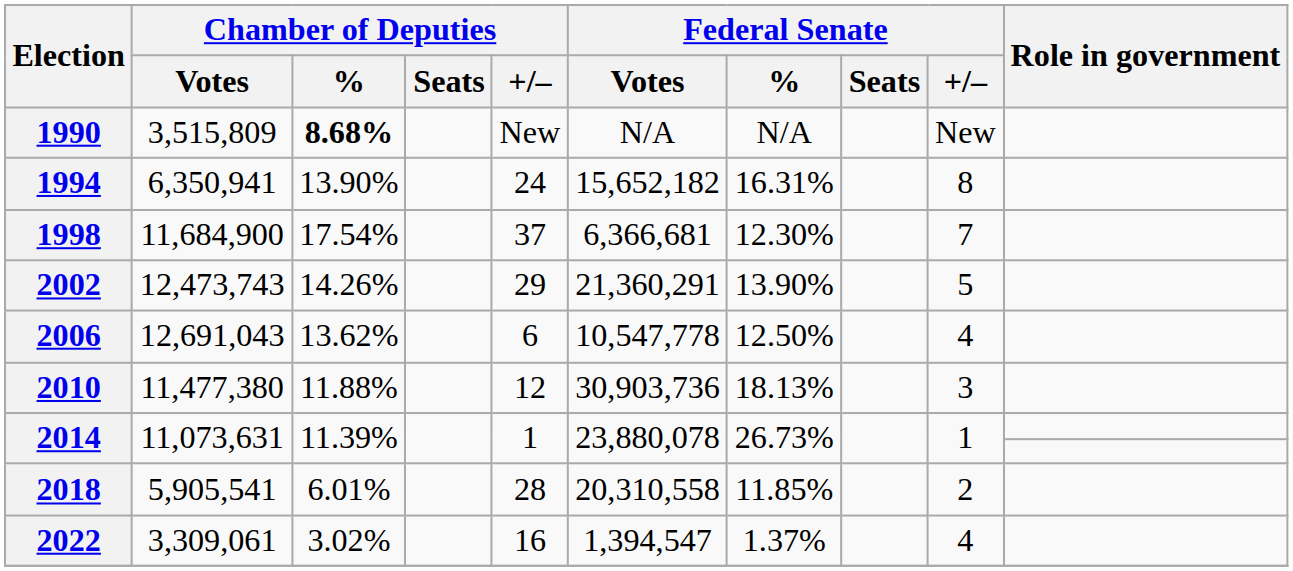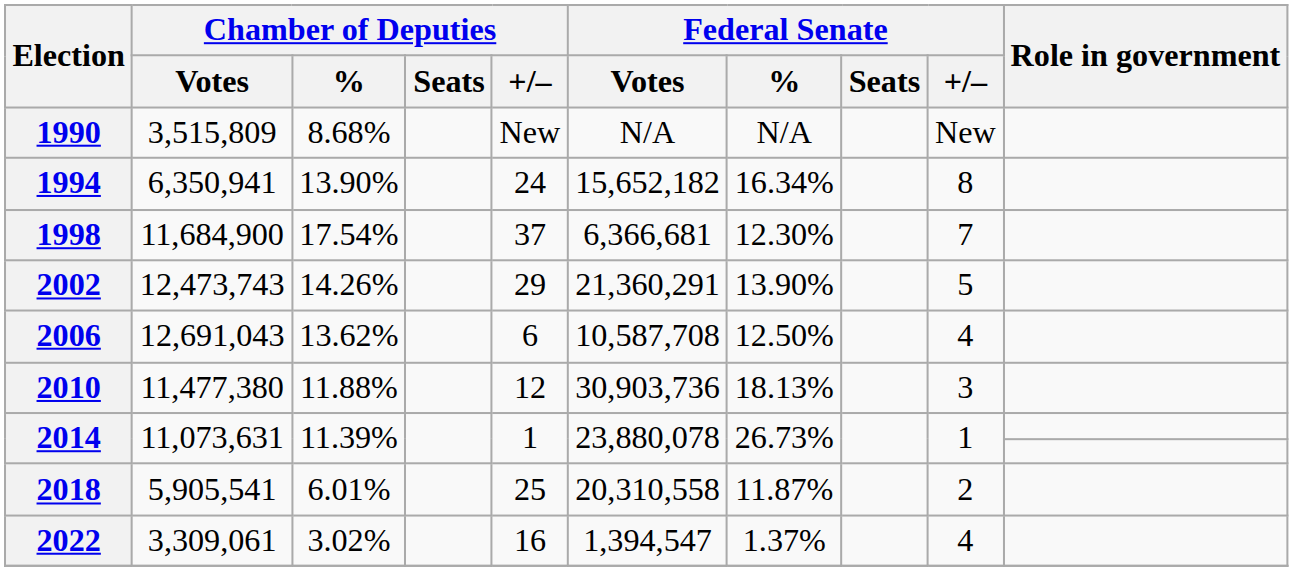(349, 132) bold -> (349, 132) normal
(784, 183) 16.31% -> (784, 183) 16.34%
(648, 336) 10,547,778 -> (648, 336) 10,587,708
(530, 489) 28 -> (530, 489) 25
(784, 489) 11.85% -> (784, 489) 11.87%
